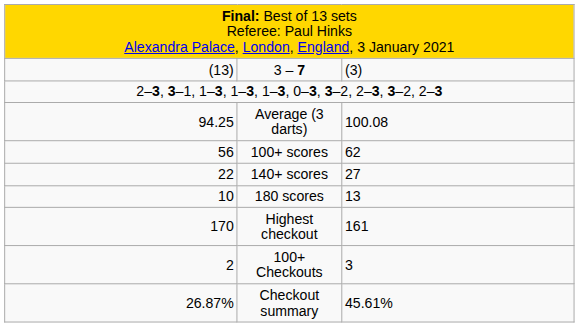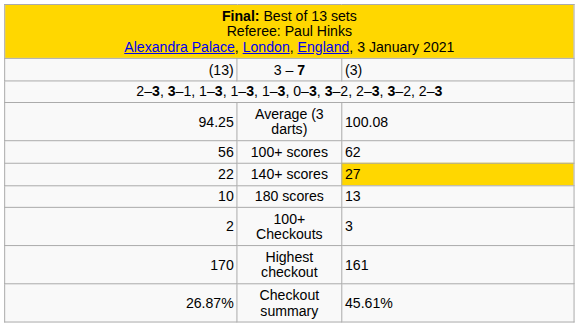(353, 175) no background -> (353, 175) gold background
rows swapped: (289, 227) <-> (289, 265)
